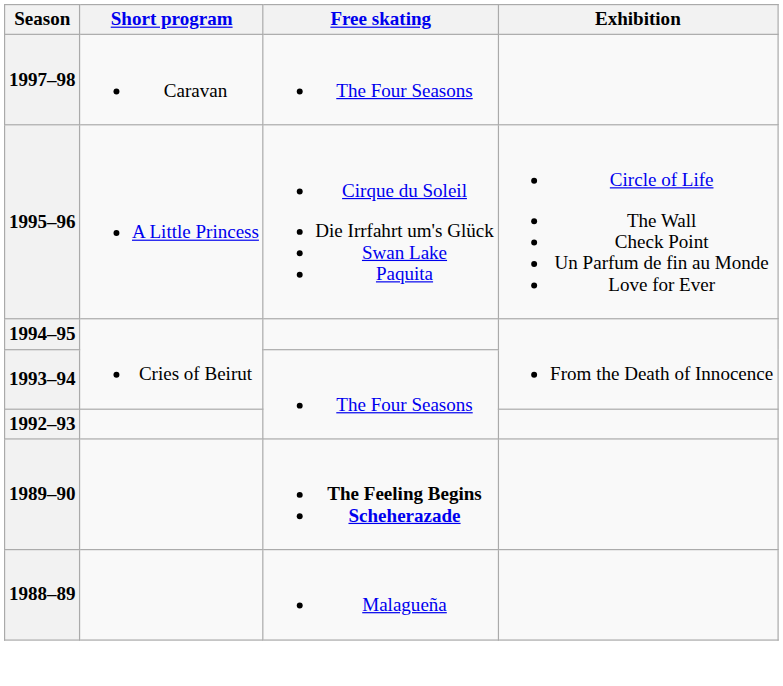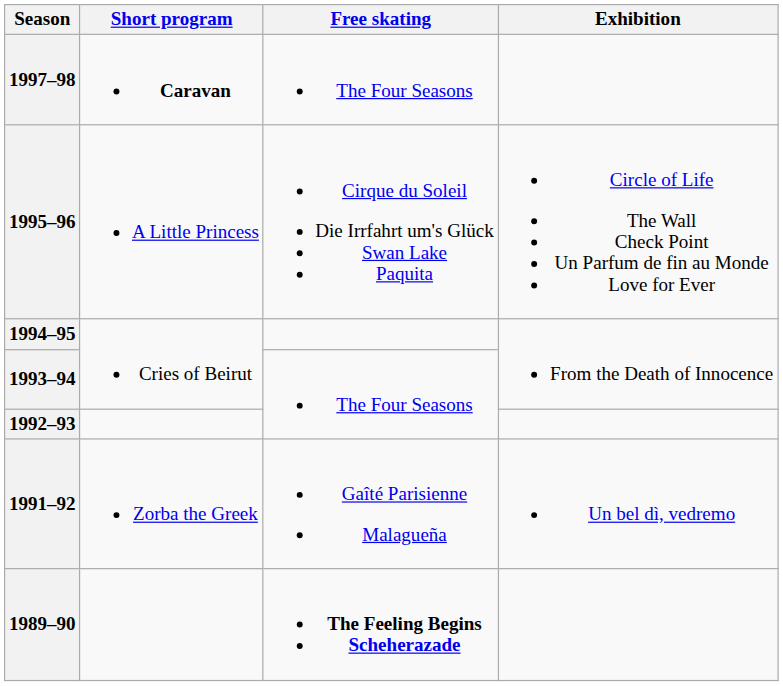(172, 90) normal -> (172, 90) bold
+ row: (42, 503)
- row: (42, 594)
